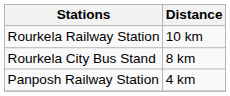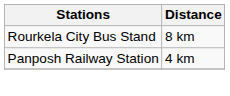- row: (84, 36)
